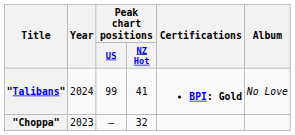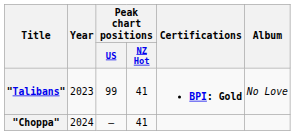(82, 91) 2024 -> (82, 91) 2023
(82, 123) 2023 -> (82, 123) 2024
(142, 123) 32 -> (142, 123) 41
